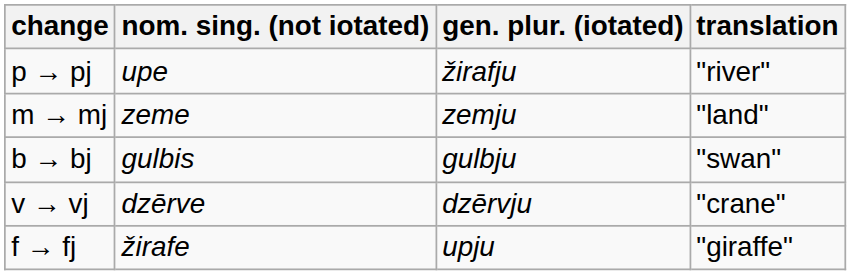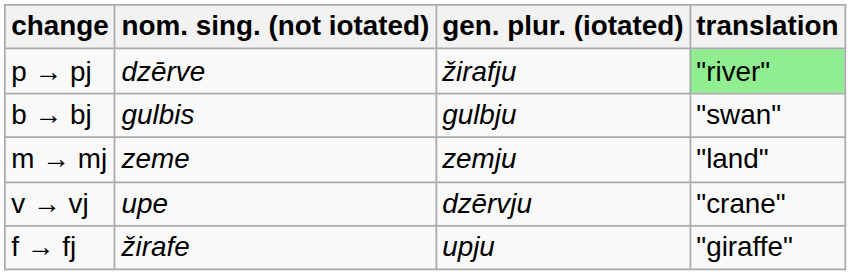(145, 70) upe -> (163, 70) dzērve
(733, 70) no background -> (733, 70) lightgreen background
rows swapped: (52, 159) <-> (59, 114)
(163, 203) dzērve -> (145, 203) upe
